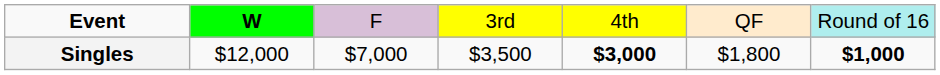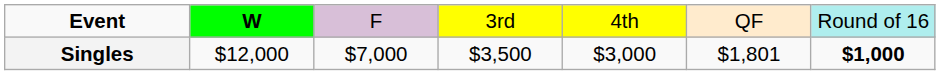(625, 54) bold -> (625, 54) normal
(749, 54) $1,800 -> (749, 54) $1,801
